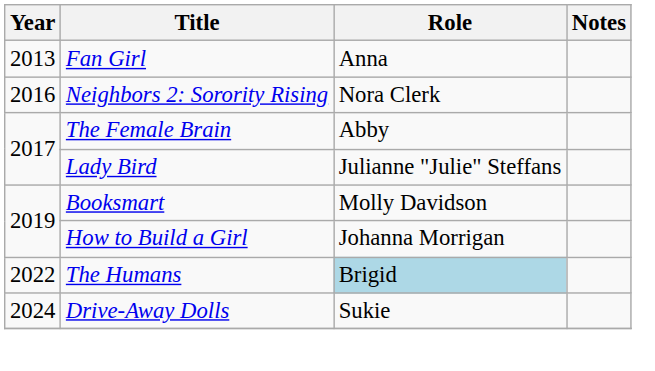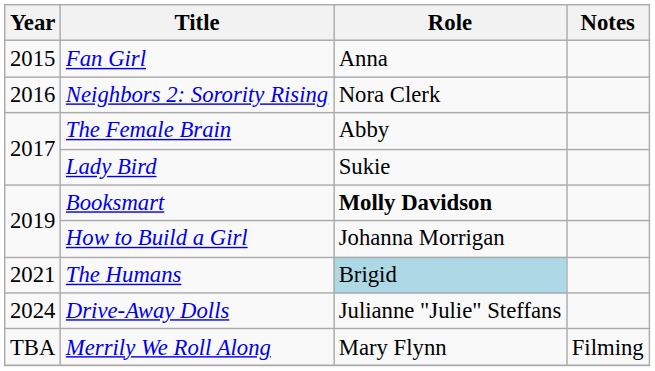(33, 58) 2013 -> (33, 58) 2015
(450, 166) Julianne "Julie" Steffans -> (365, 166) Sukie
(413, 202) normal -> (415, 202) bold
(33, 274) 2022 -> (33, 274) 2021
(365, 310) Sukie -> (450, 310) Julianne "Julie" Steffans
+ row: (168, 346)
